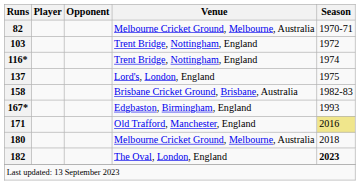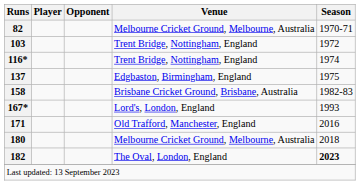(164, 76) Lord's, London, England -> (183, 76) Edgbaston, Birmingham, England
(183, 108) Edgbaston, Birmingham, England -> (164, 108) Lord's, London, England
(329, 124) khaki background -> (329, 124) no background
